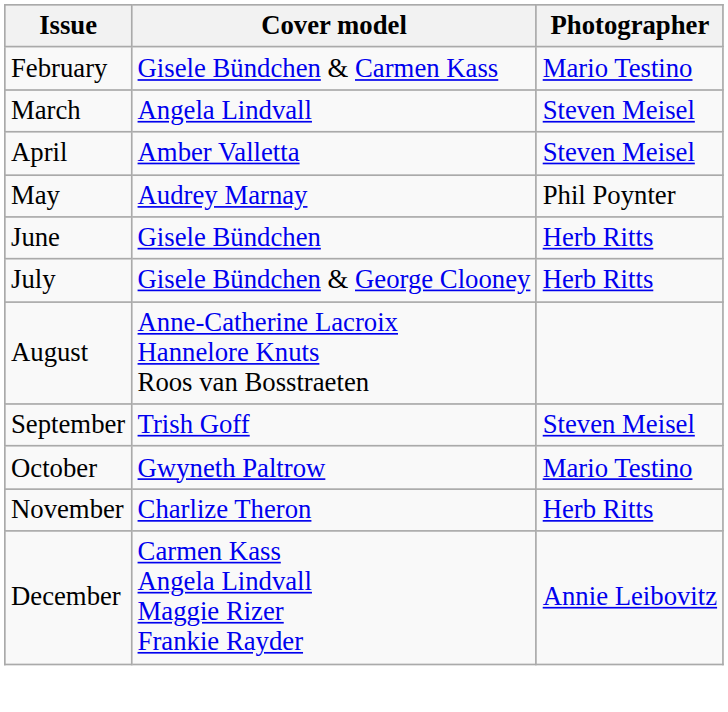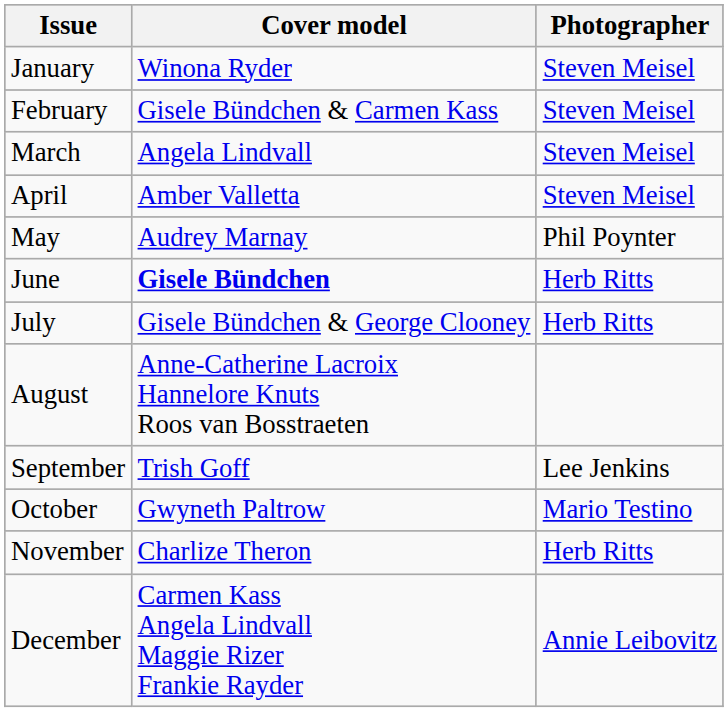+ row: (53, 68)
(618, 68) Mario Testino -> (619, 110) Steven Meisel
(229, 237) normal -> (234, 279) bold
(619, 424) Steven Meisel -> (606, 467) Lee Jenkins
